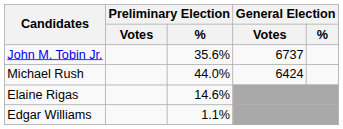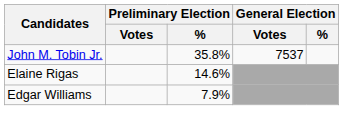(212, 54) 35.6% -> (212, 54) 35.8%
(290, 54) 6737 -> (290, 54) 7537
- row: (46, 74)
(216, 114) 1.1% -> (216, 94) 7.9%
